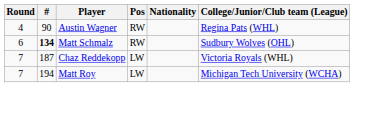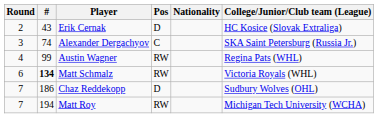+ row: (82, 27)
+ row: (104, 43)
(47, 27) 90 -> (47, 58) 99
(247, 43) Sudbury Wolves (OHL) -> (270, 74) Victoria Royals (WHL)
(47, 58) 187 -> (47, 89) 186
(137, 58) LW -> (157, 89) D
(247, 58) Victoria Royals (WHL) -> (271, 89) Sudbury Wolves (OHL)
(137, 74) LW -> (161, 105) RW
